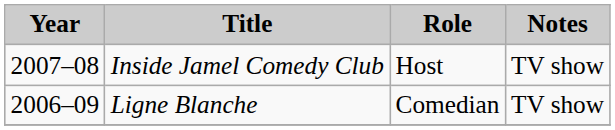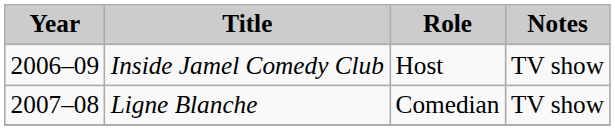(55, 64) 2007–08 -> (55, 64) 2006–09
(55, 104) 2006–09 -> (55, 104) 2007–08
